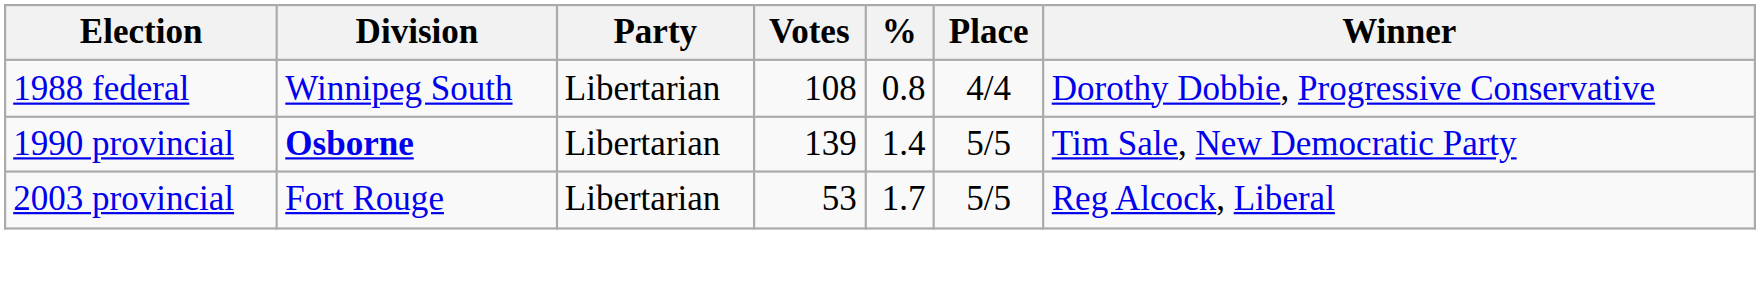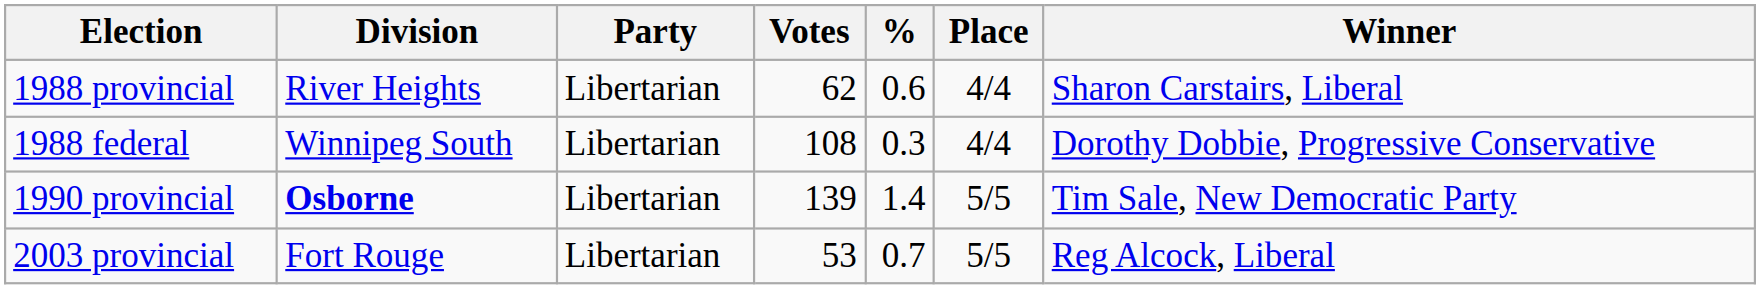+ row: (124, 87)
(904, 87) 0.8 -> (904, 143) 0.3
(904, 198) 1.7 -> (904, 254) 0.7
